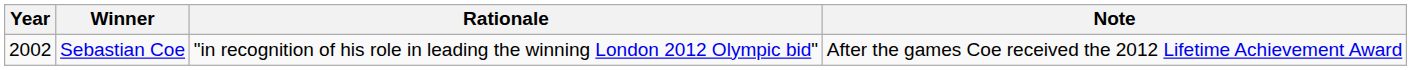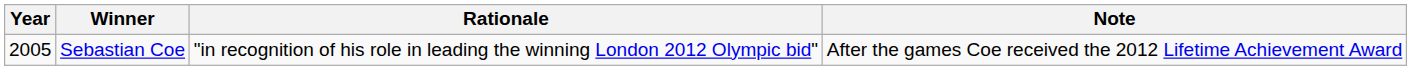(30, 49) 2002 -> (30, 49) 2005
